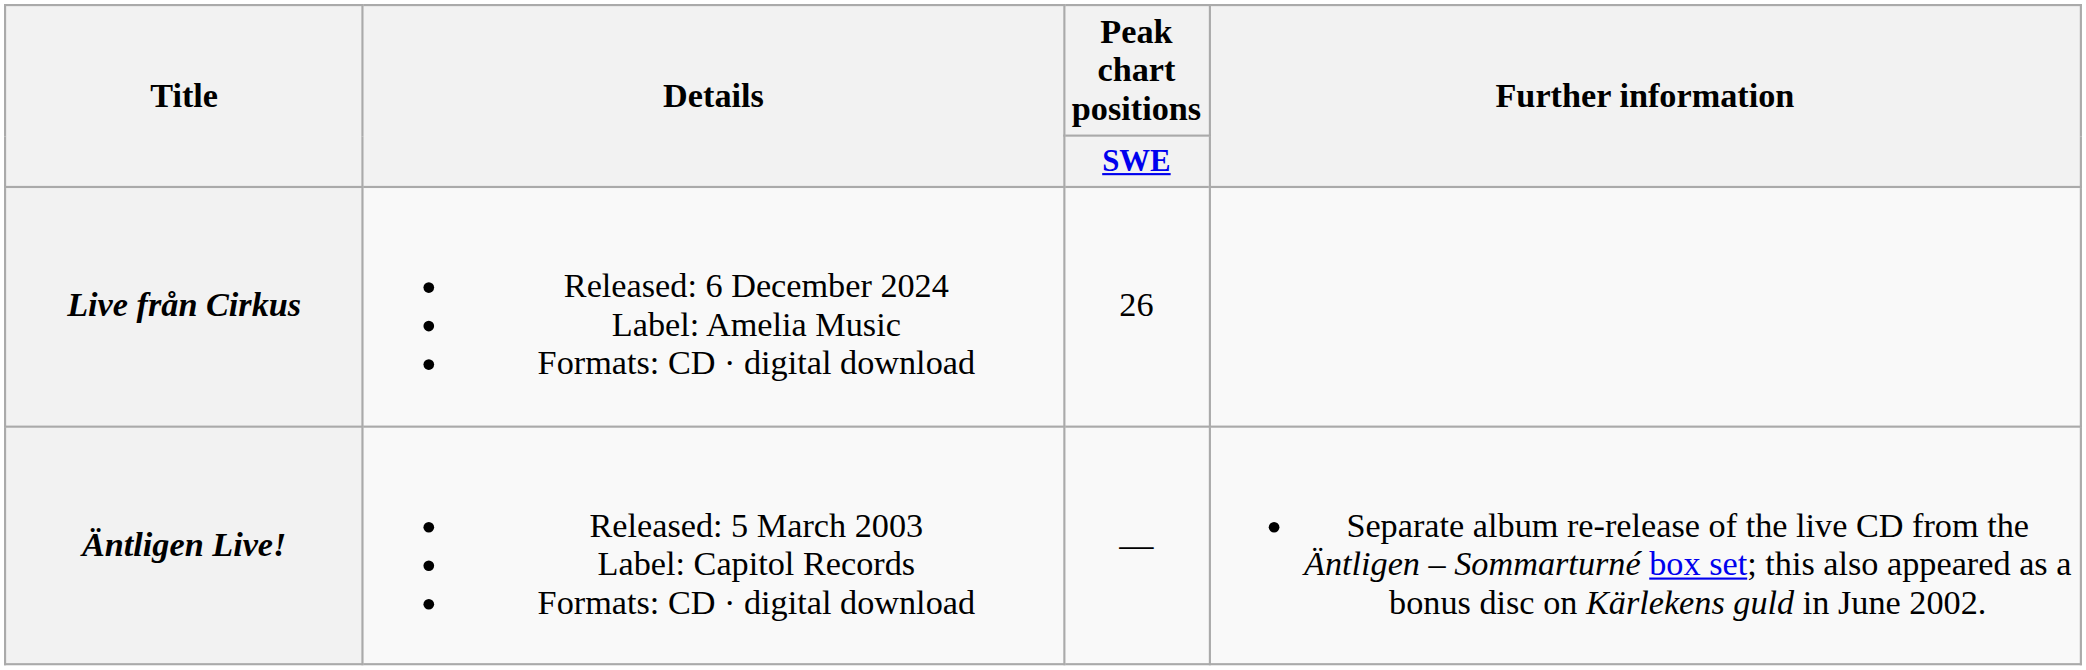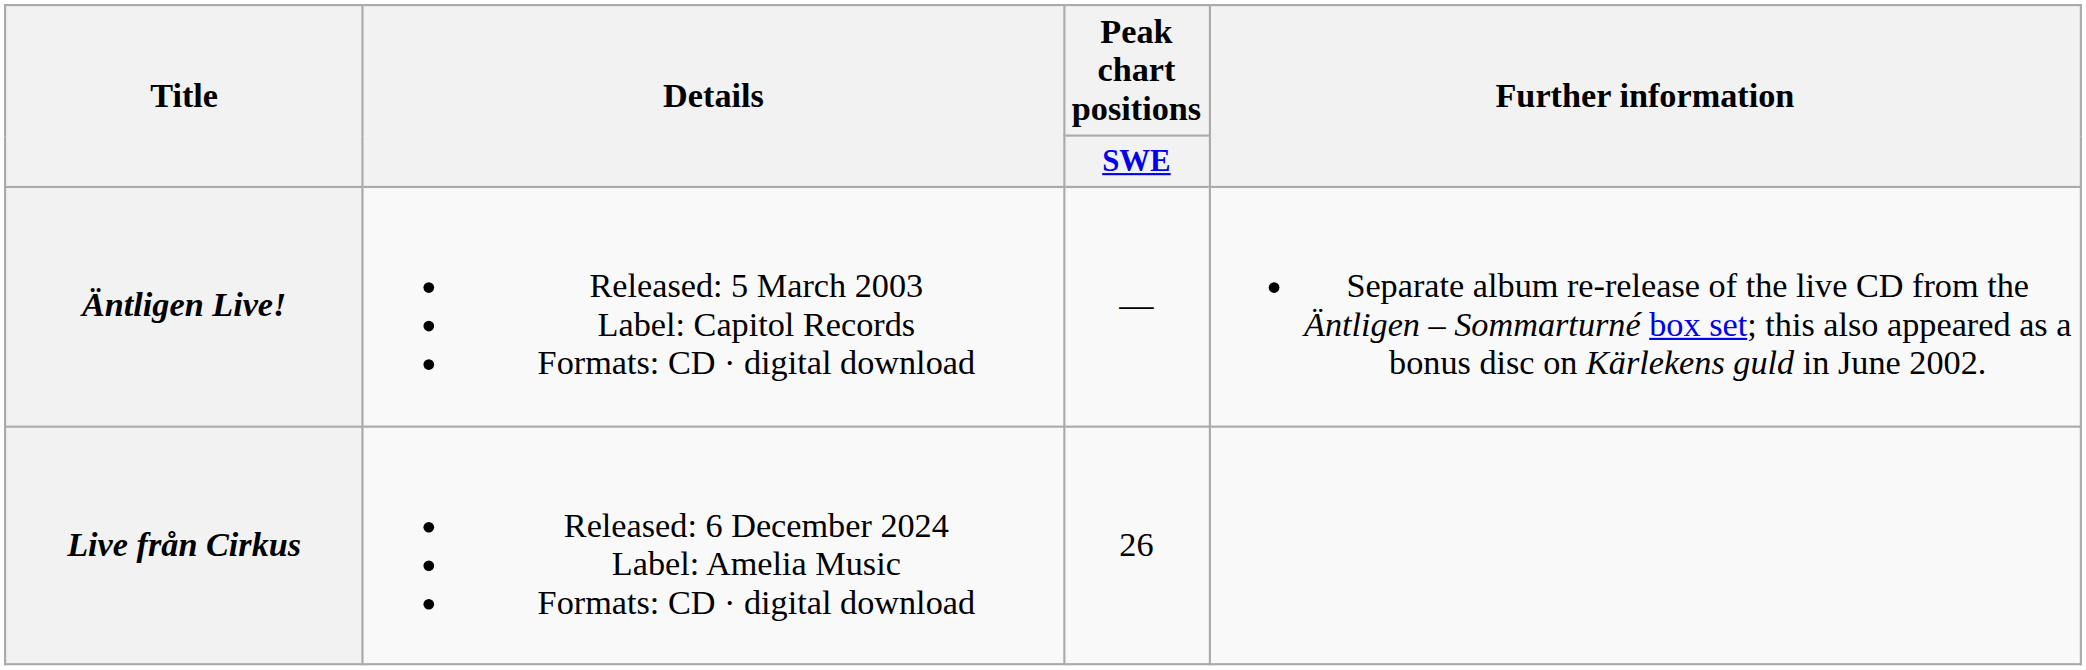rows swapped: (184, 544) <-> (184, 305)
